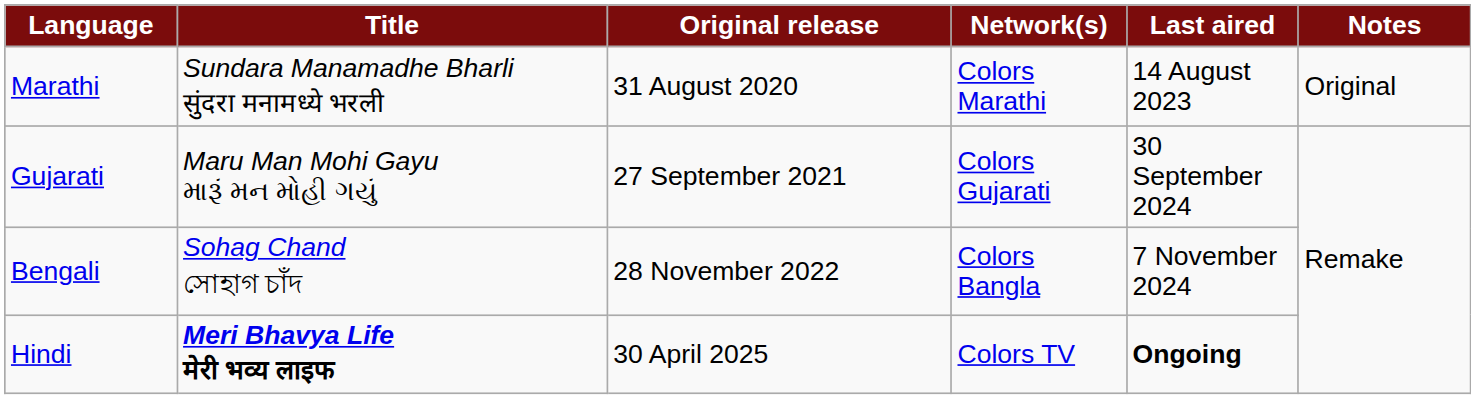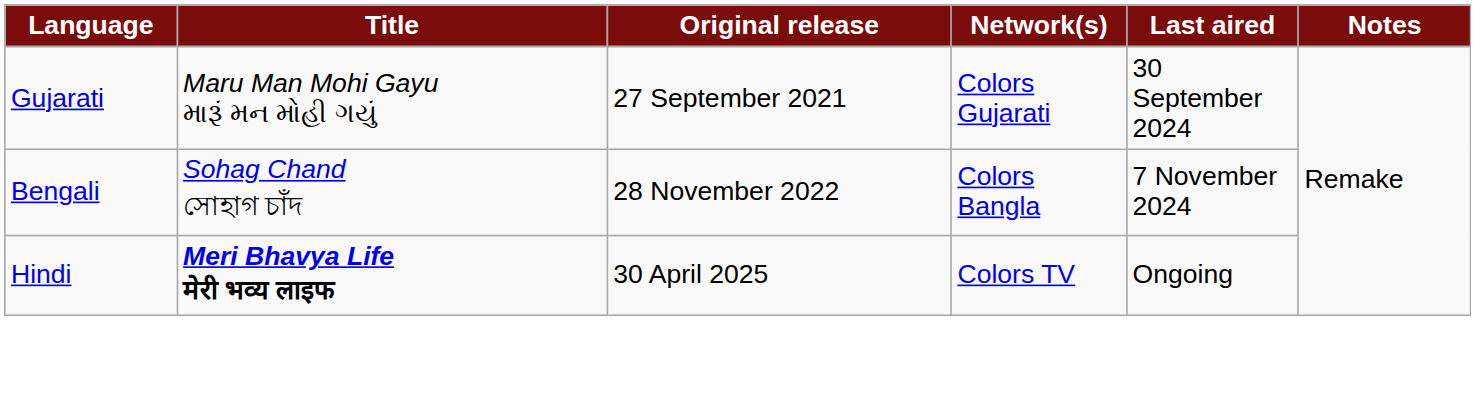- row: (55, 85)
(1187, 353) bold -> (1183, 274) normal
